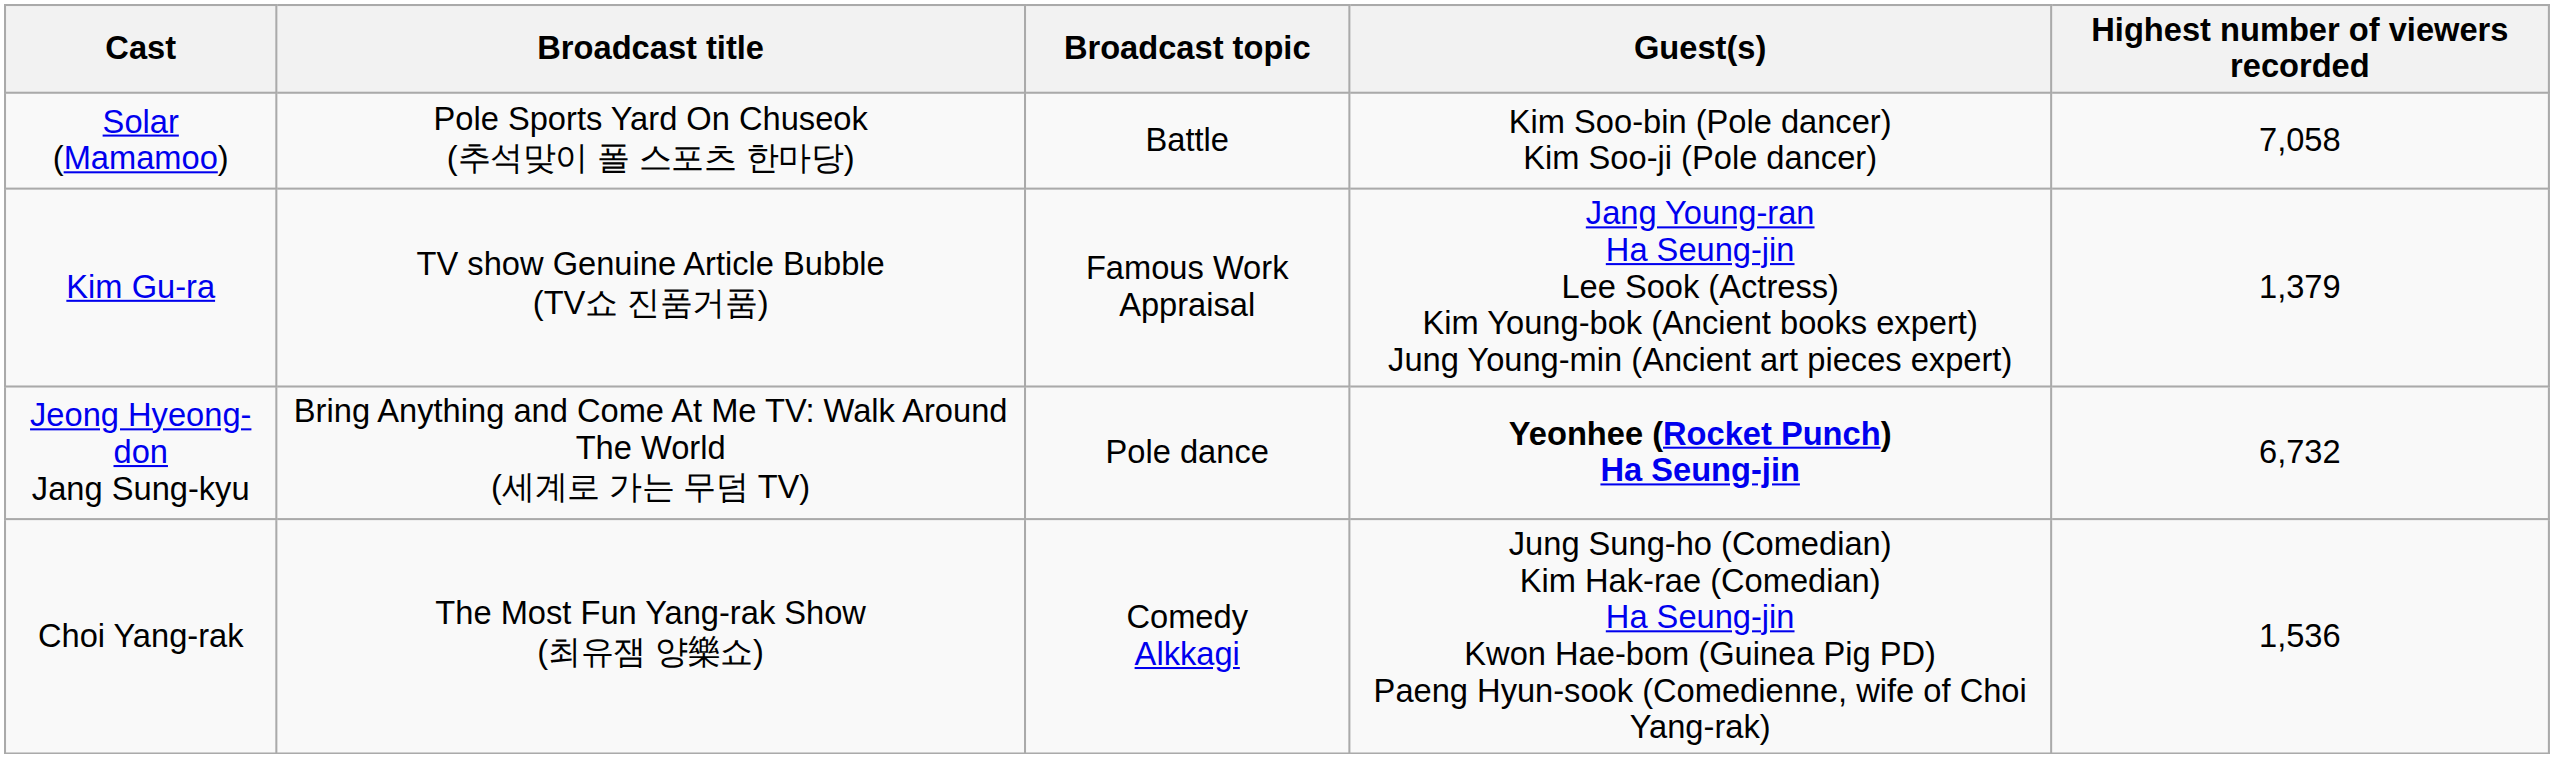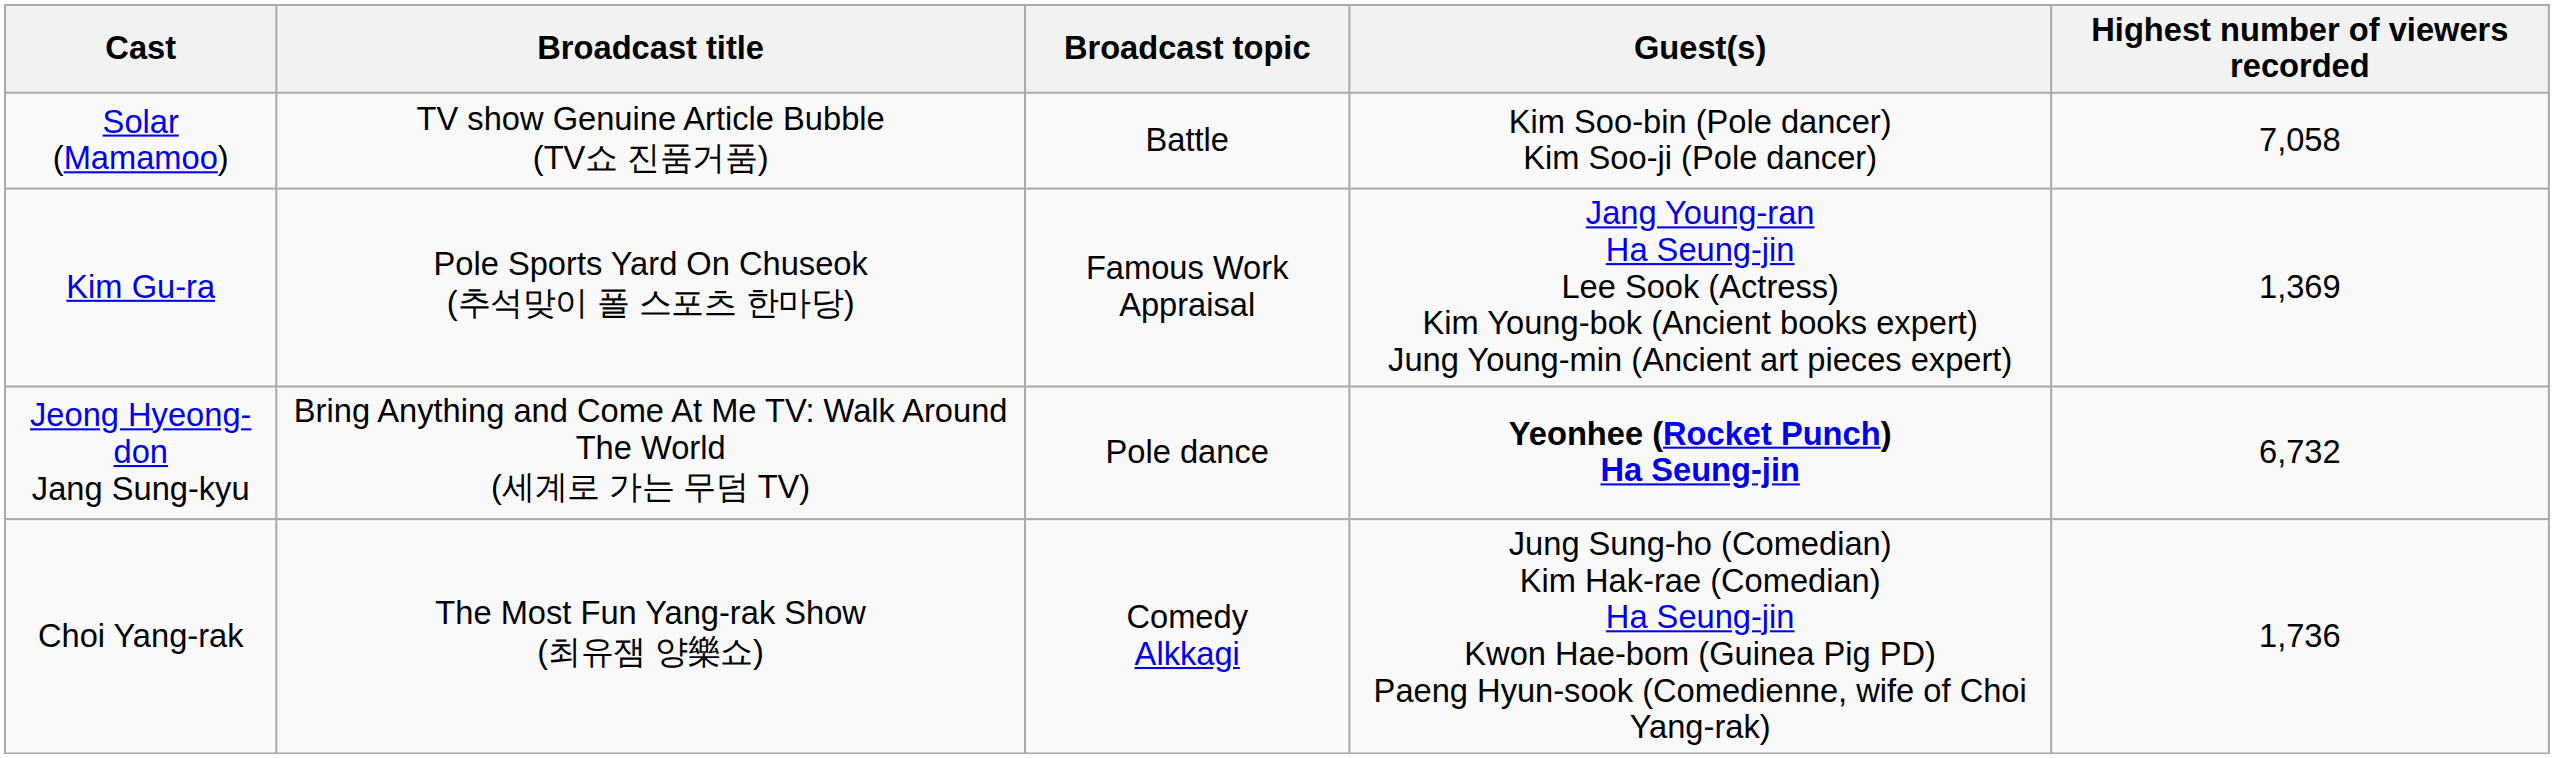(651, 138) Pole Sports Yard On Chuseok (추석맞이 폴 스포츠 한마당) -> (651, 138) TV show Genuine Article Bubble (TV쇼 진품거품)
(651, 284) TV show Genuine Article Bubble (TV쇼 진품거품) -> (651, 284) Pole Sports Yard On Chuseok (추석맞이 폴 스포츠 한마당)
(2300, 286) 1,379 -> (2300, 286) 1,369
(2300, 635) 1,536 -> (2300, 635) 1,736
